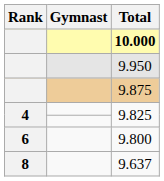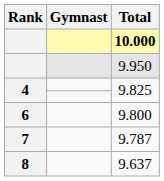- row: (25, 91)
+ row: (25, 139)
